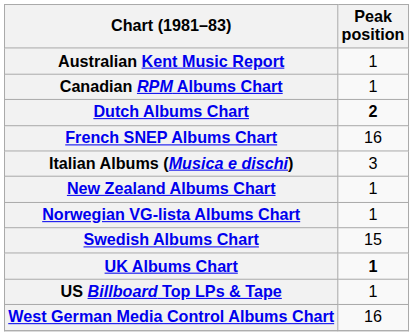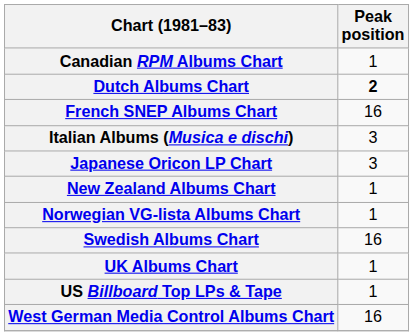- row: (171, 61)
+ row: (171, 163)
(373, 240) 15 -> (373, 240) 16
(373, 266) bold -> (373, 266) normal
